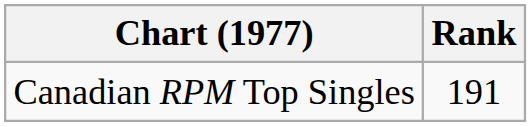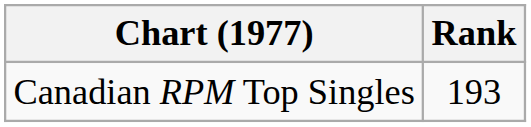(474, 90) 191 -> (474, 90) 193
